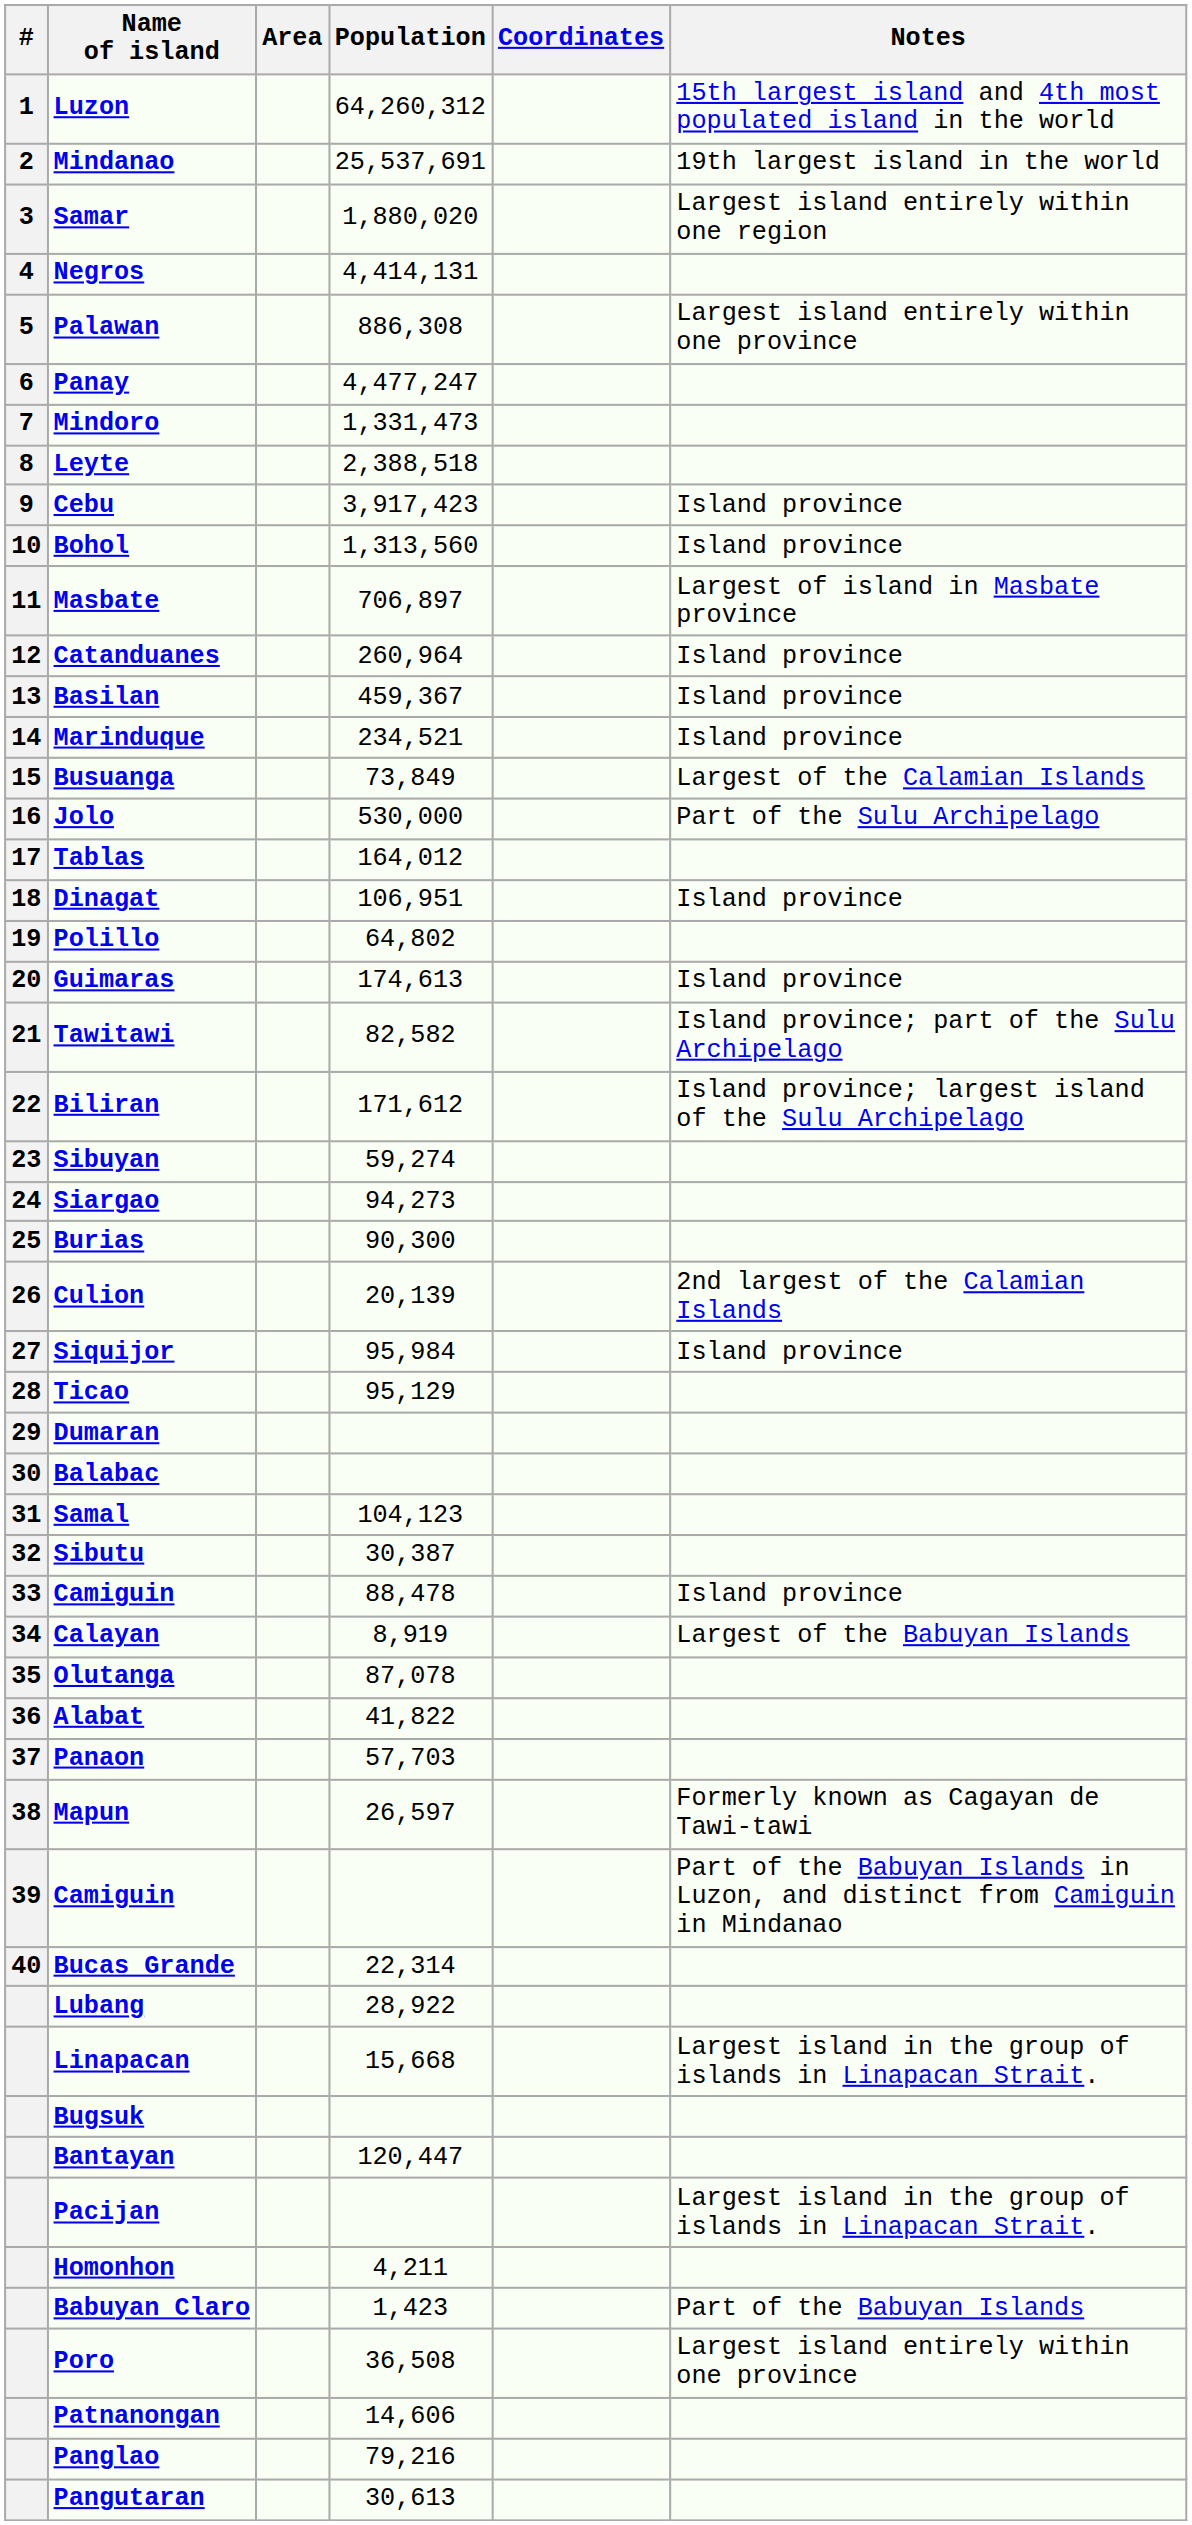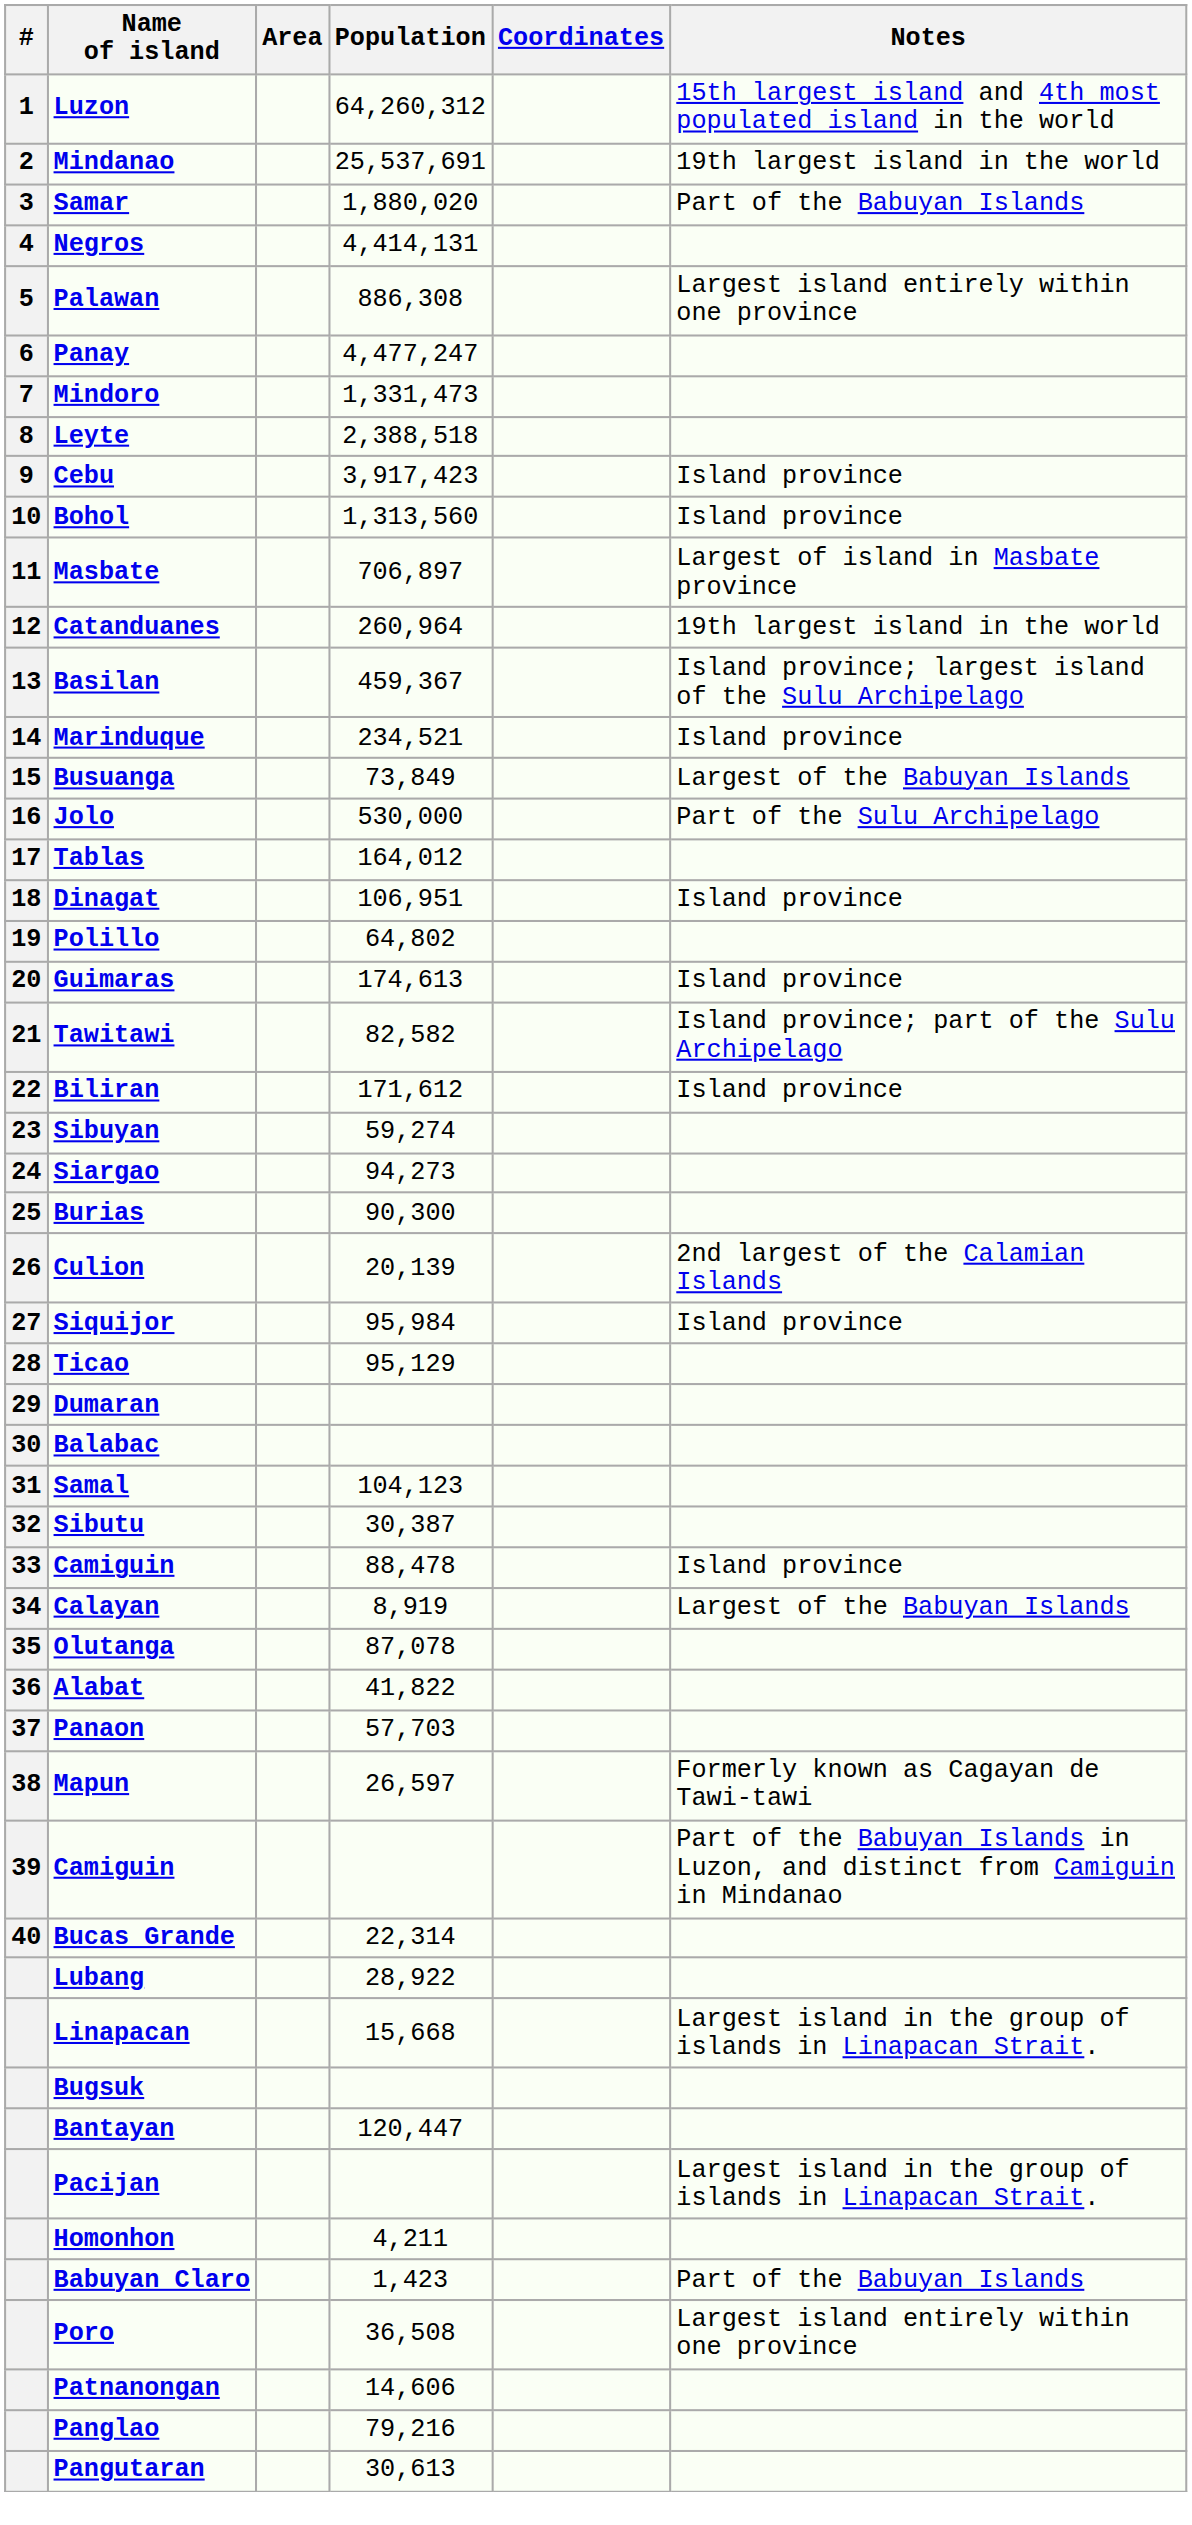(903, 219) Largest island entirely within one region -> (880, 204) Part of the Babuyan Islands
(790, 656) Island province -> (918, 628) 19th largest island in the world
(790, 697) Island province -> (911, 683) Island province; largest island of the Sulu Archipelago
(911, 778) Largest of the Calamian Islands -> (903, 778) Largest of the Babuyan Islands
(911, 1106) Island province; largest island of the Sulu Archipelago -> (790, 1092) Island province
